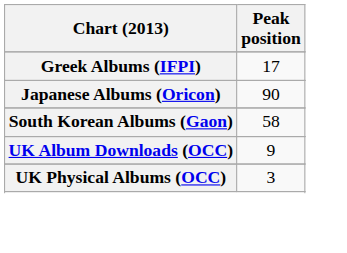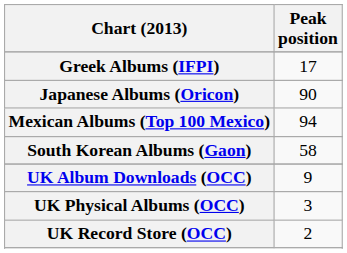+ row: (139, 121)
+ row: (139, 233)
